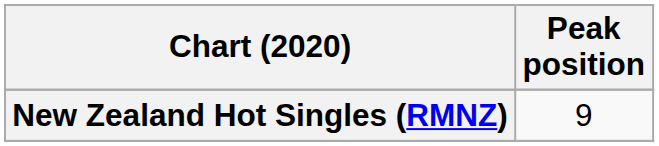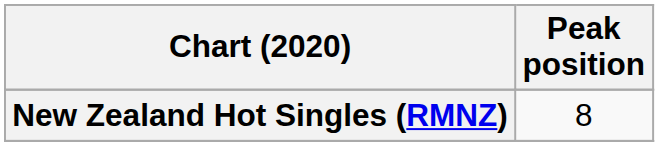(584, 114) 9 -> (584, 114) 8
